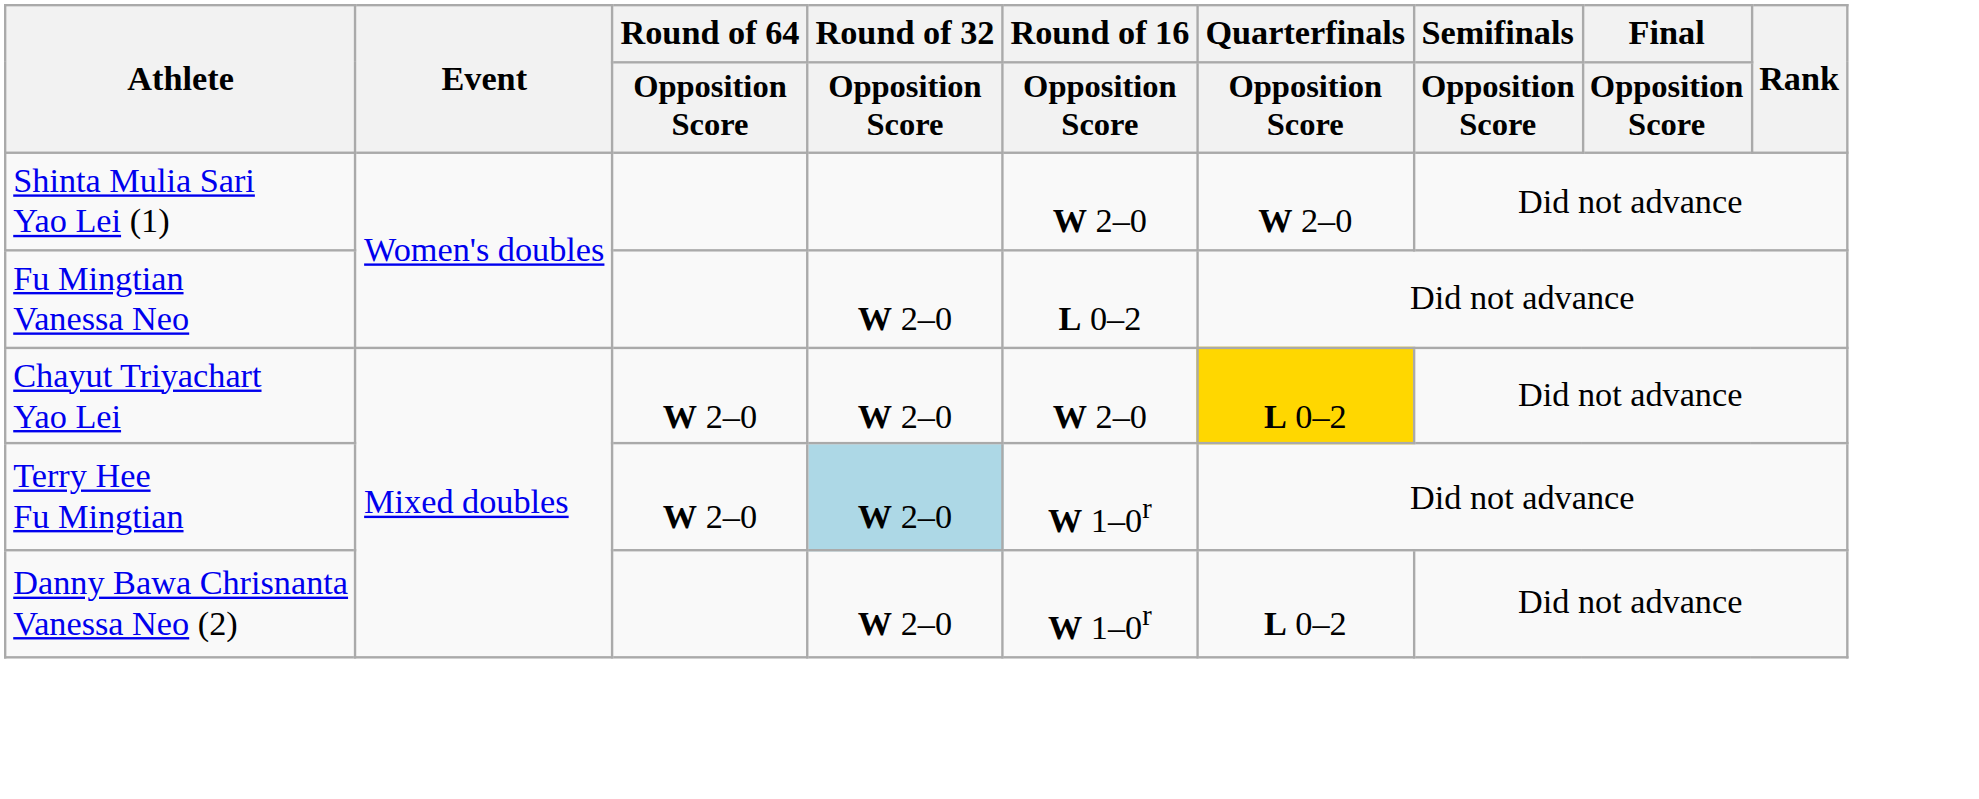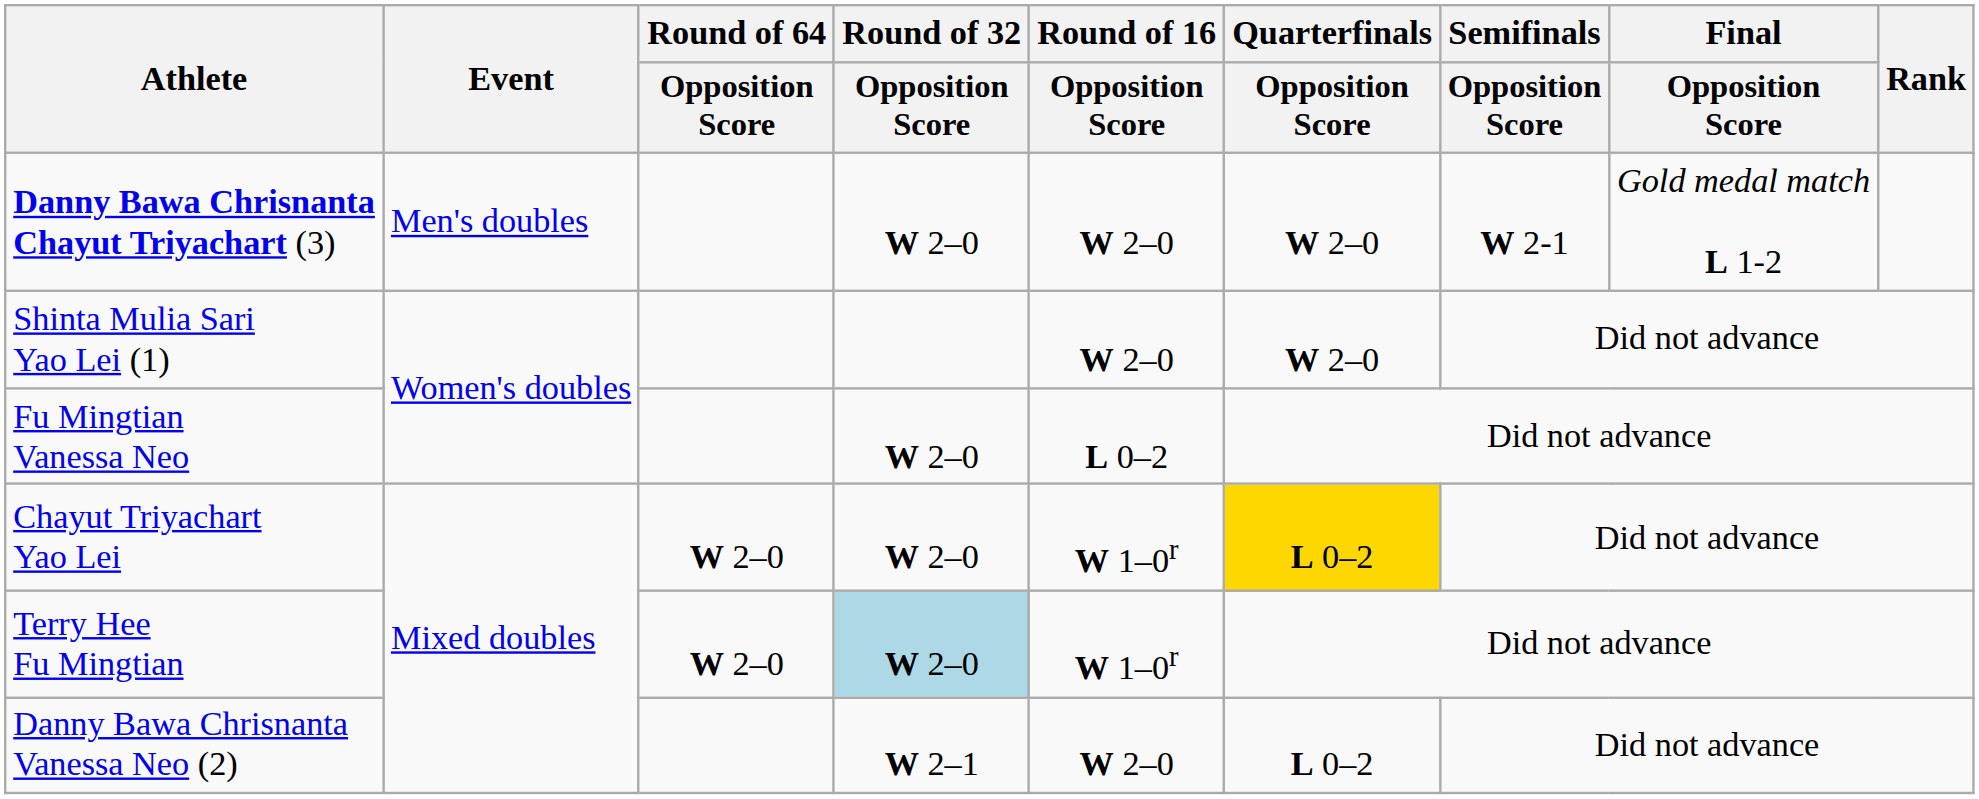+ row: (194, 221)
(1100, 415) W 2–0 -> (1127, 557) W 1–0r
(905, 623) W 2–0 -> (932, 765) W 2–1
(1100, 623) W 1–0r -> (1127, 765) W 2–0
